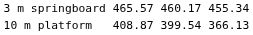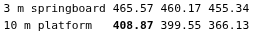(133, 25) normal -> (133, 25) bold
(181, 25) 399.54 -> (181, 25) 399.55
